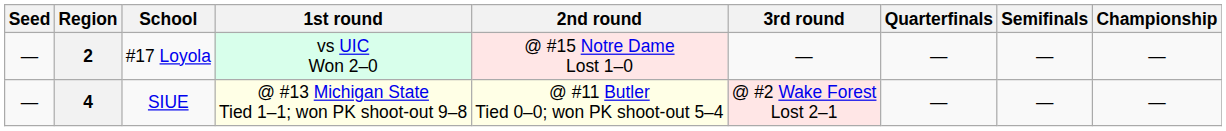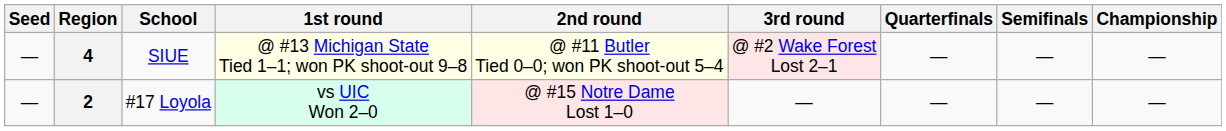rows swapped: (88, 103) <-> (88, 56)
